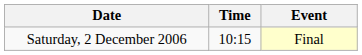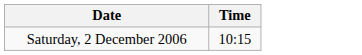- column: (309, 15)
